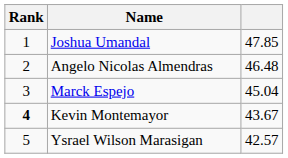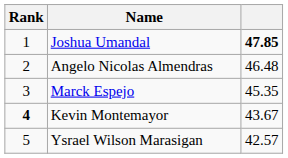(262, 41) normal -> (262, 41) bold
(262, 90) 45.04 -> (262, 90) 45.35
